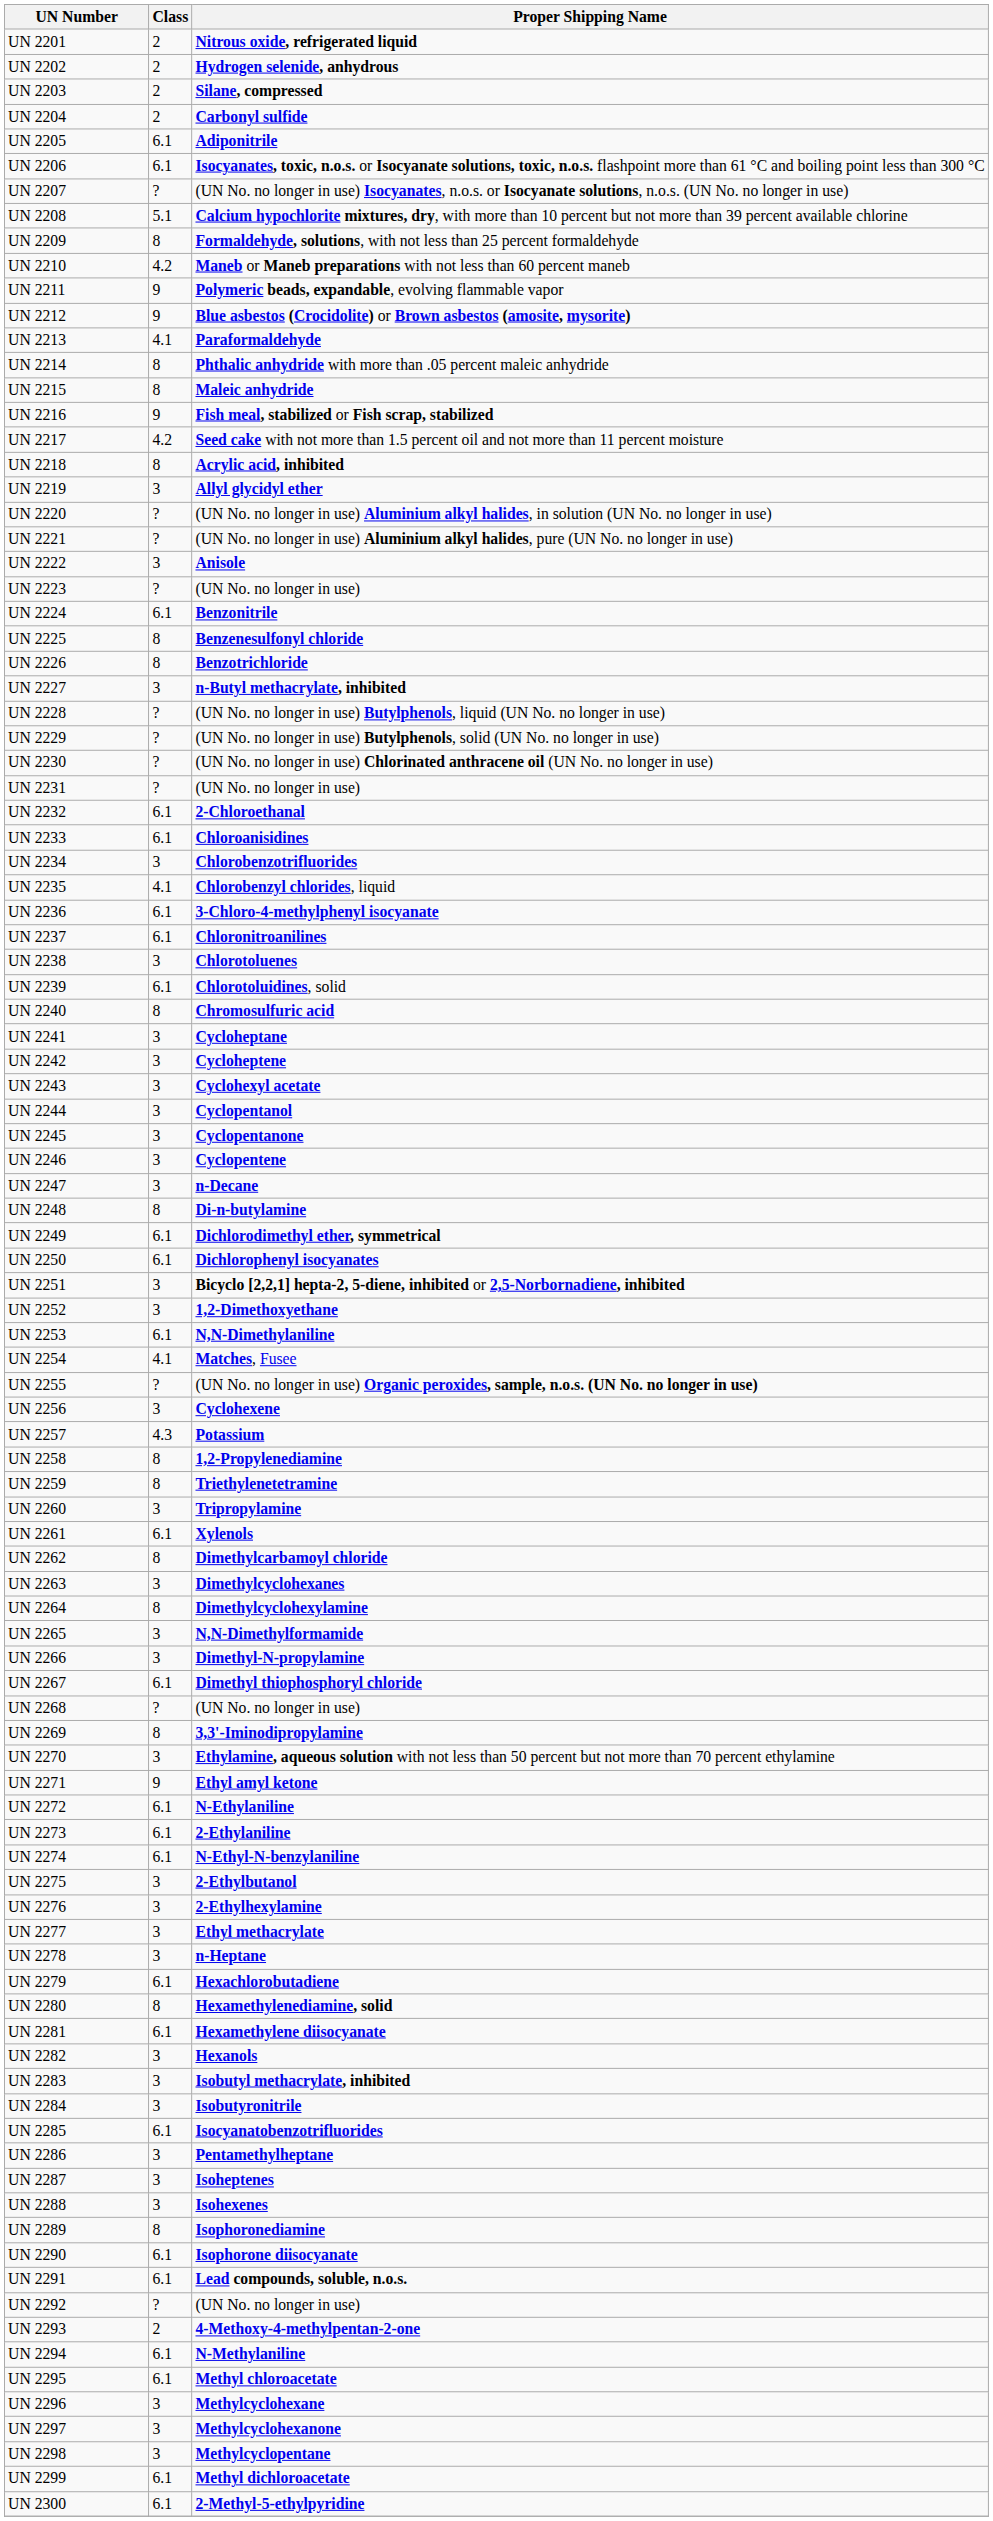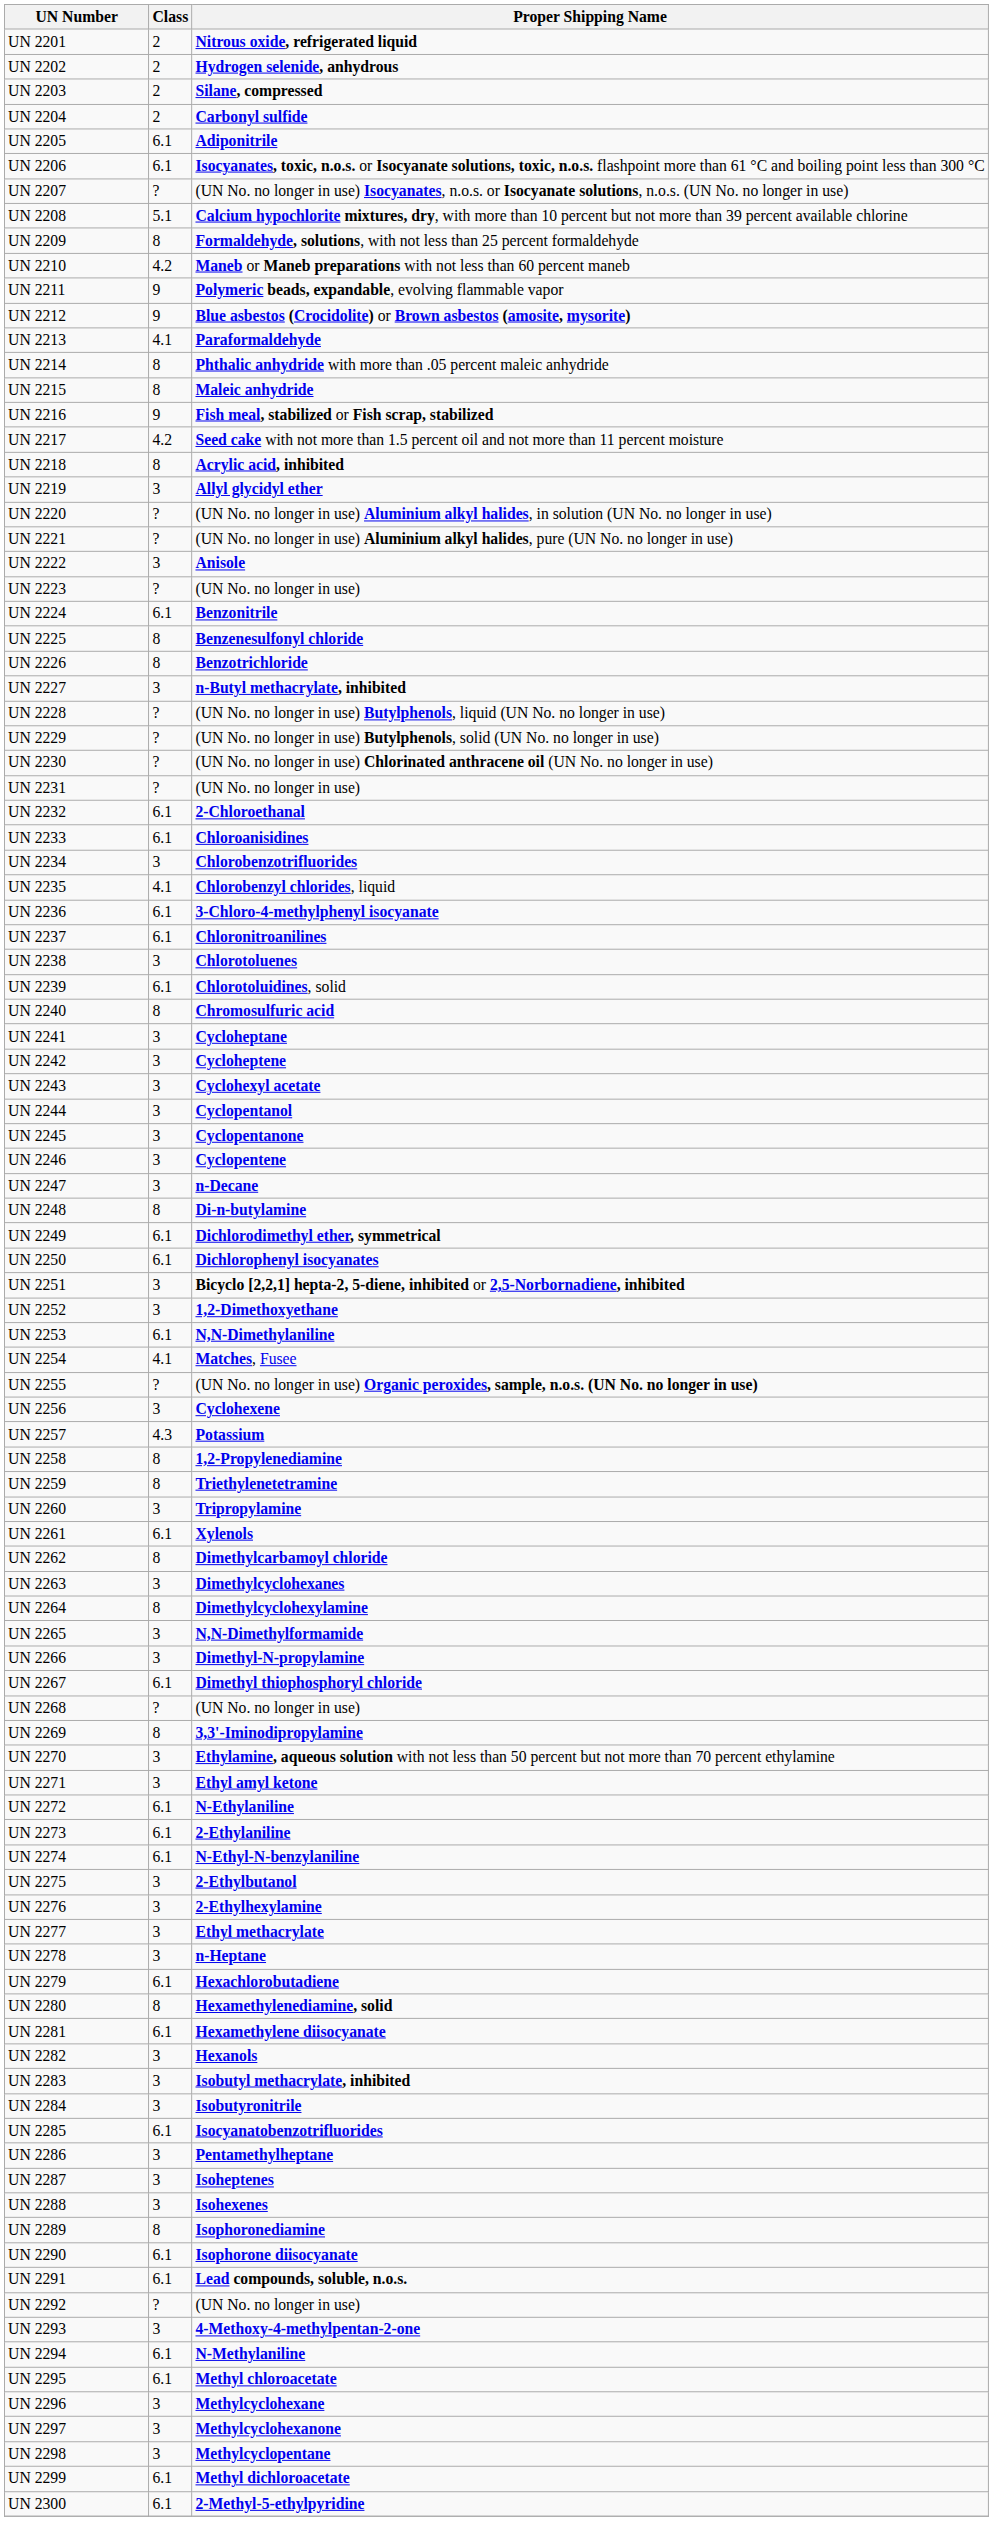(156, 1782) 9 -> (156, 1782) 3
(156, 2329) 2 -> (156, 2329) 3
